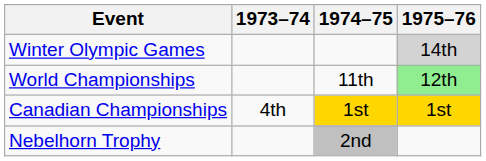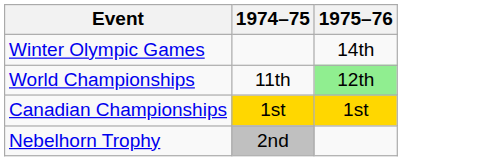- column: (273, 19)
(439, 49) lightgrey background -> (356, 49) no background
